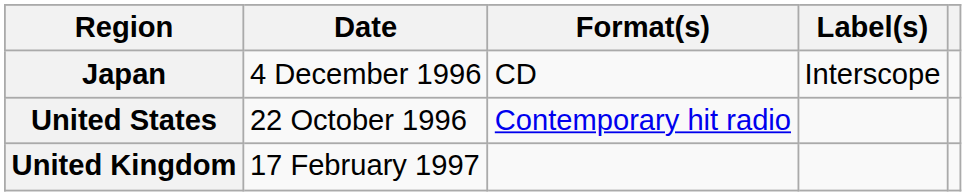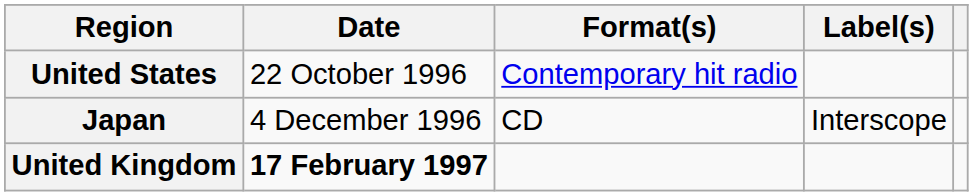rows swapped: (124, 119) <-> (124, 73)
(365, 166) normal -> (369, 166) bold
